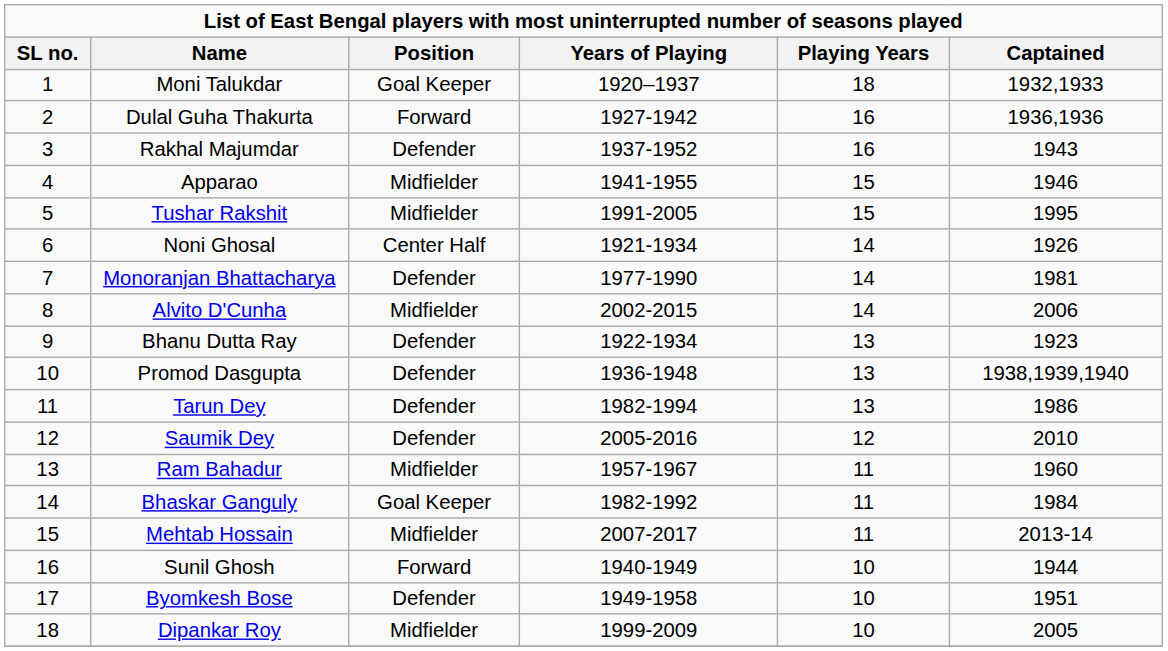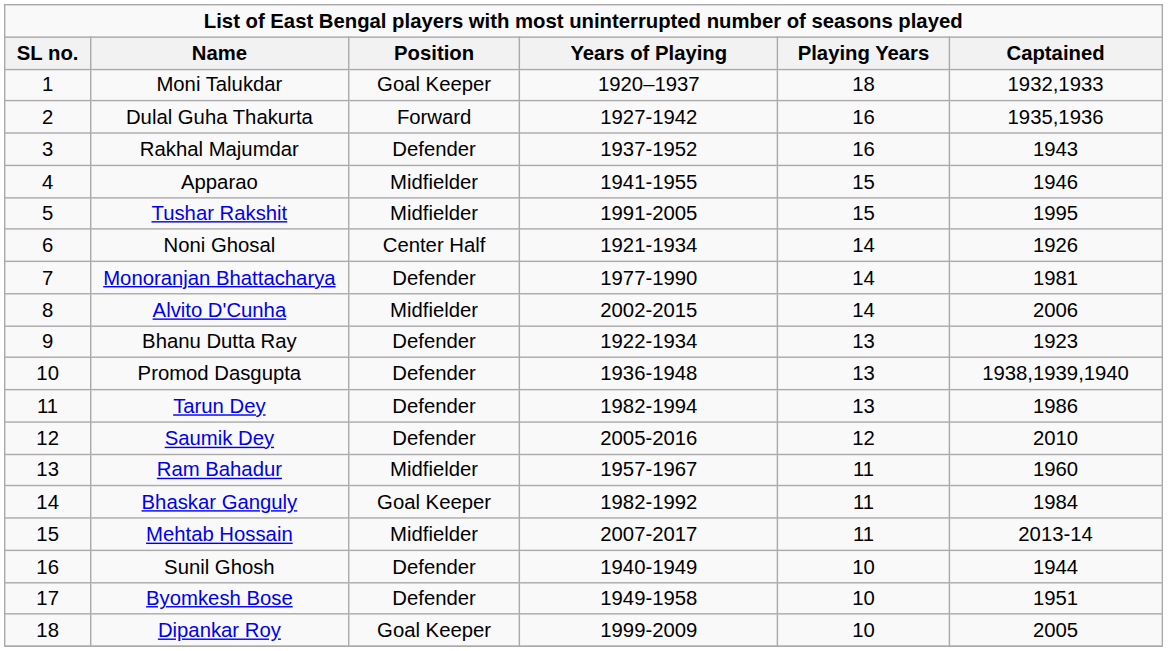(1056, 117) 1936,1936 -> (1056, 117) 1935,1936
(434, 566) Forward -> (434, 566) Defender
(434, 631) Midfielder -> (434, 631) Goal Keeper
